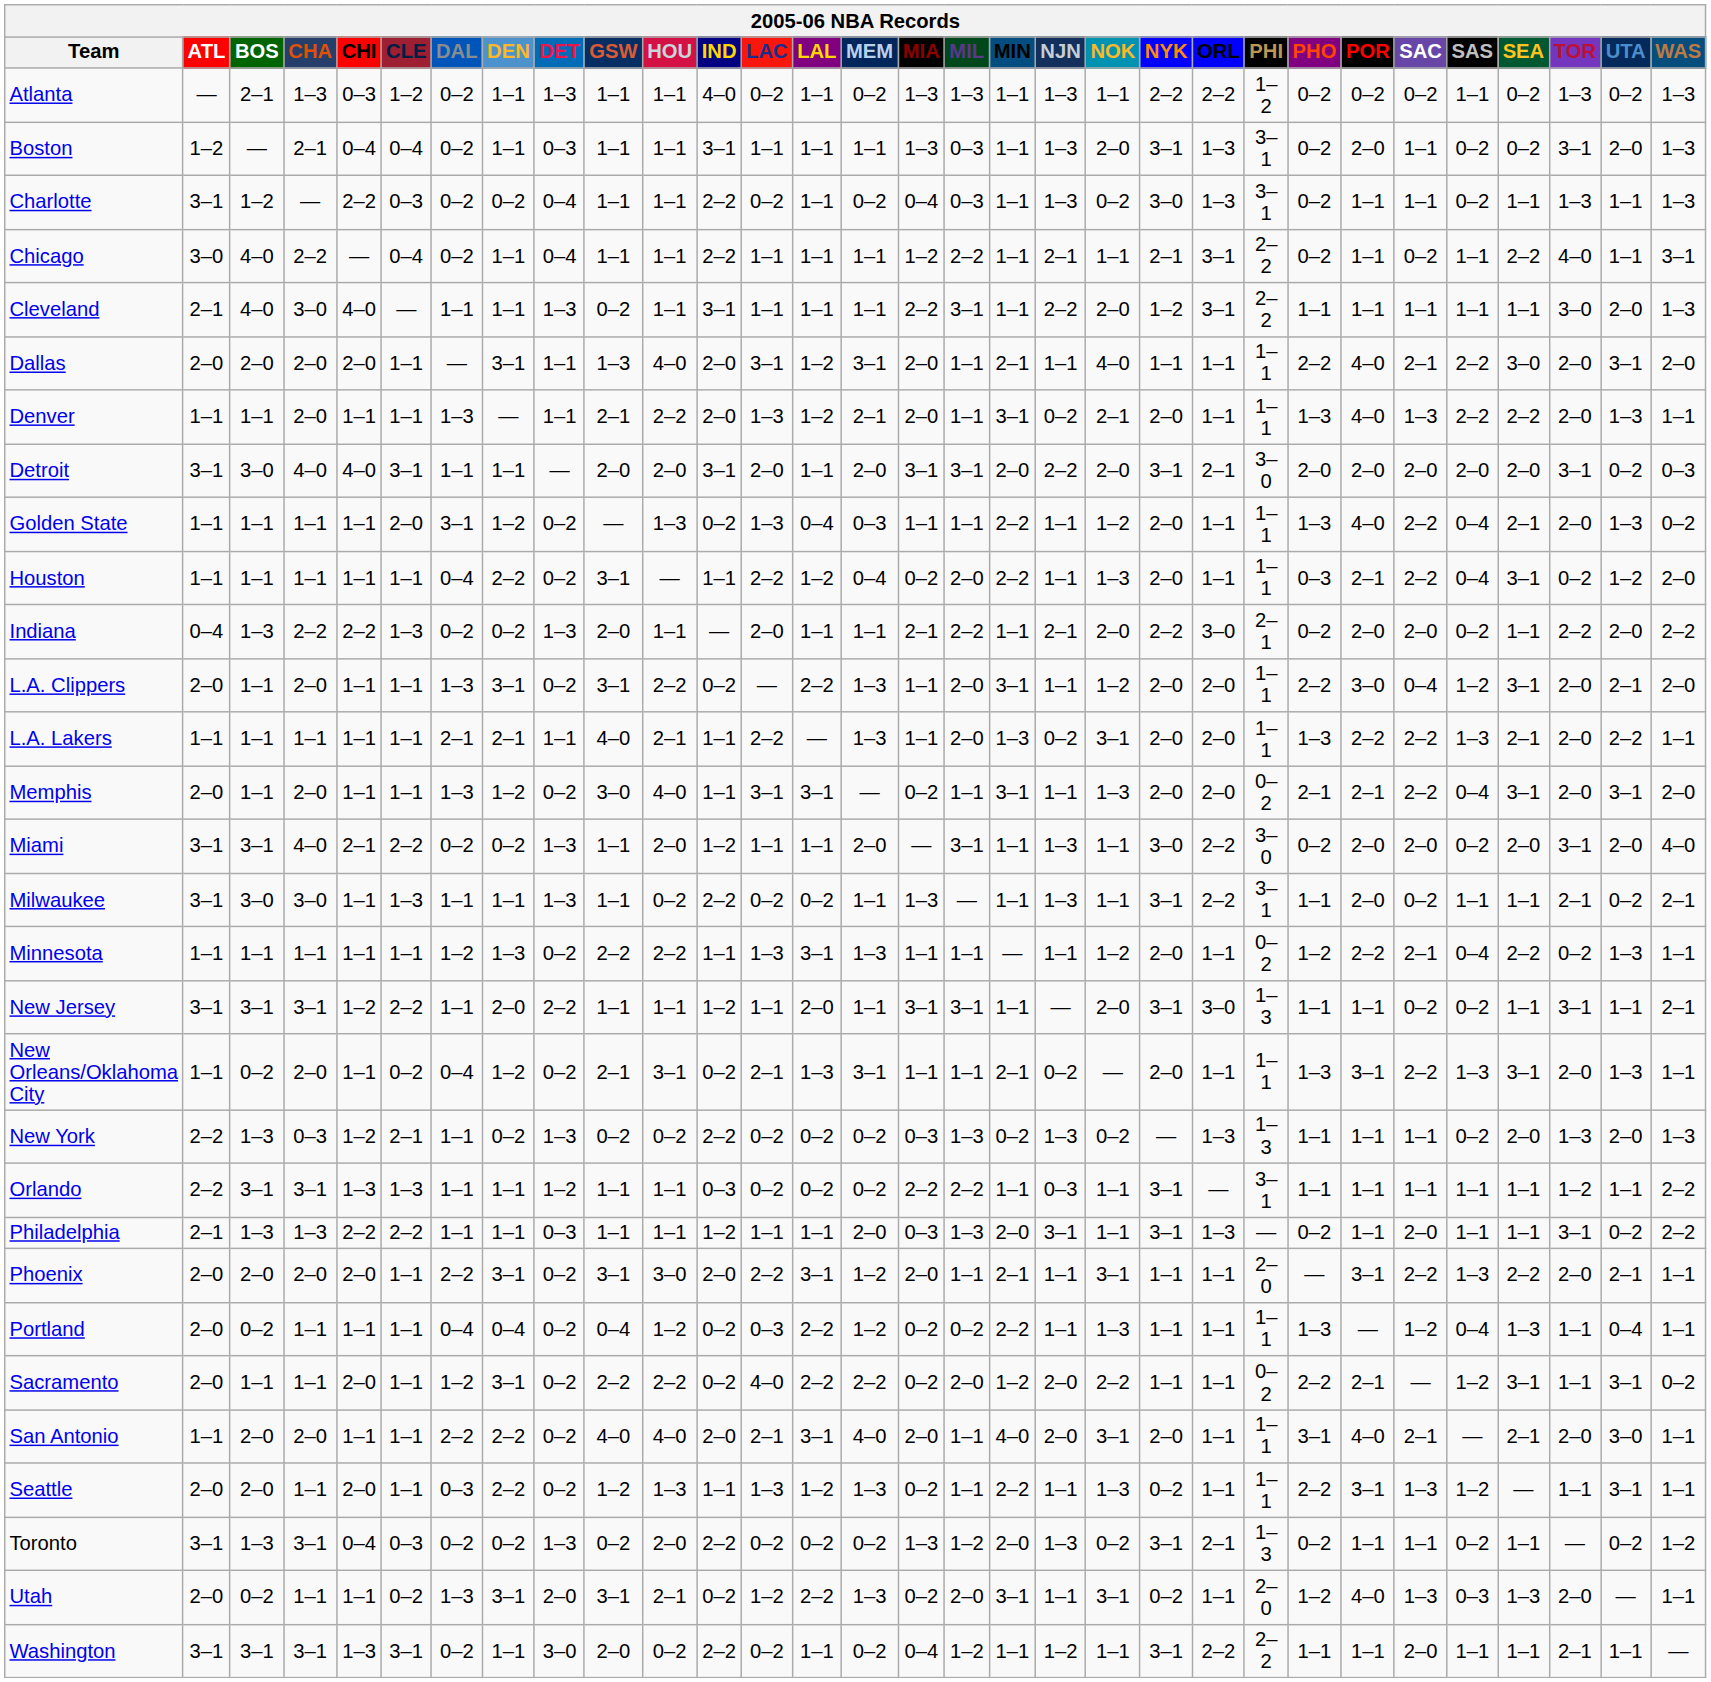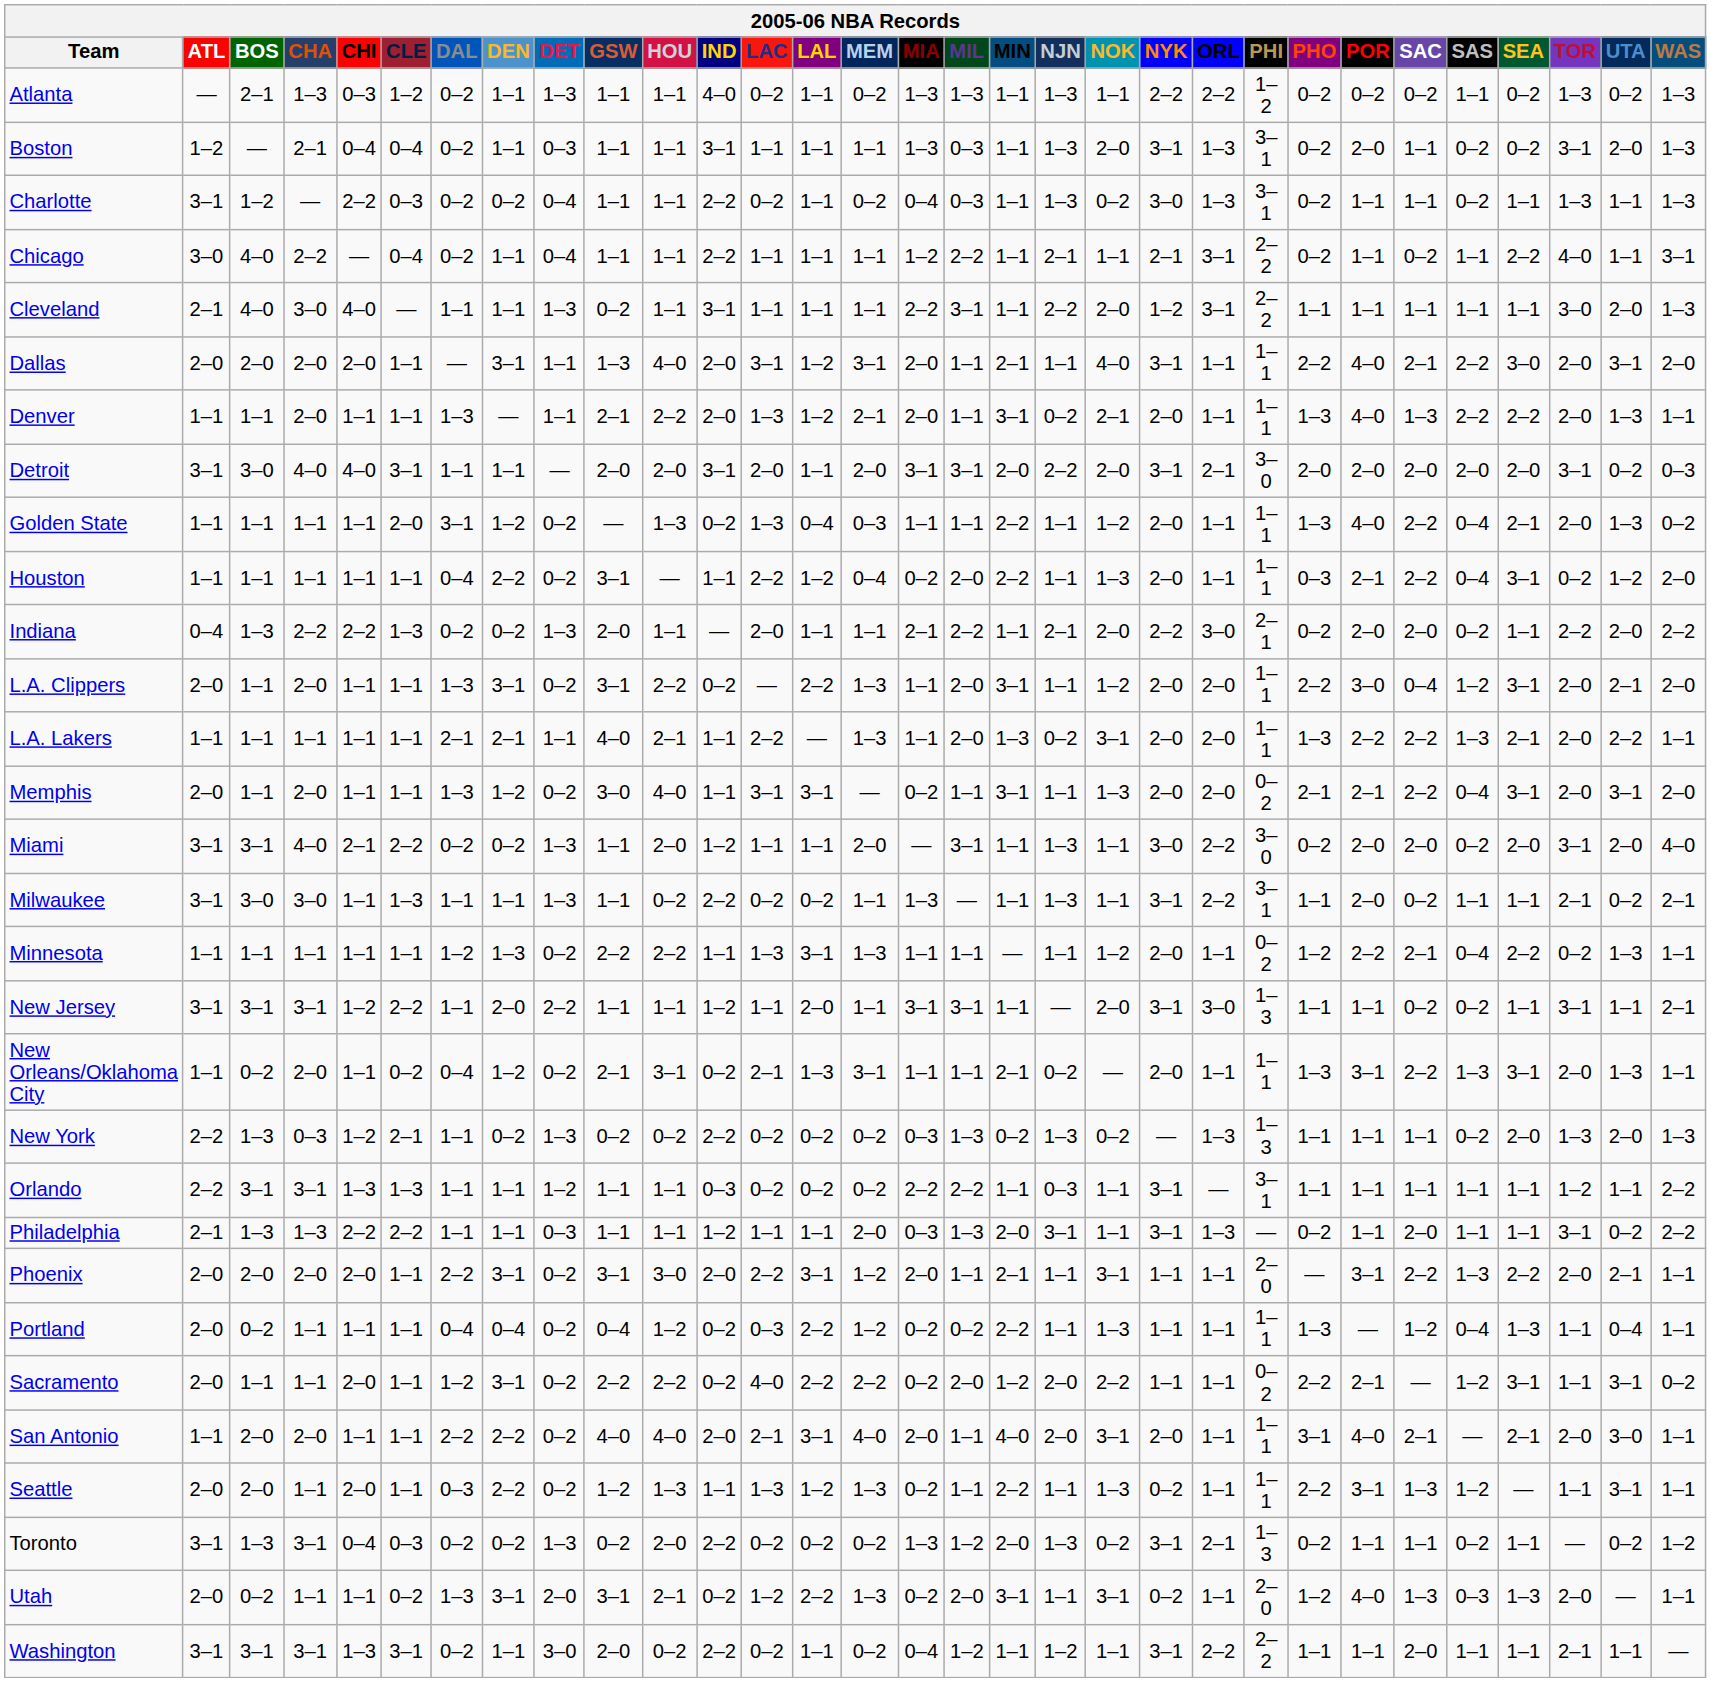(1166, 363) 1–1 -> (1166, 363) 3–1
